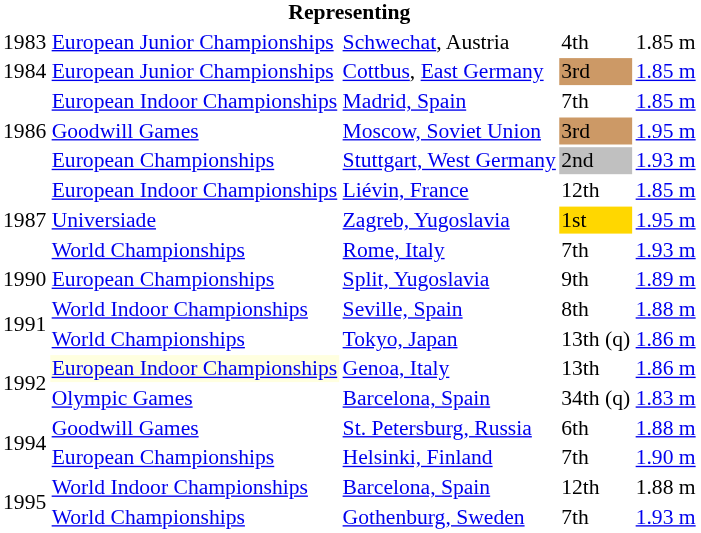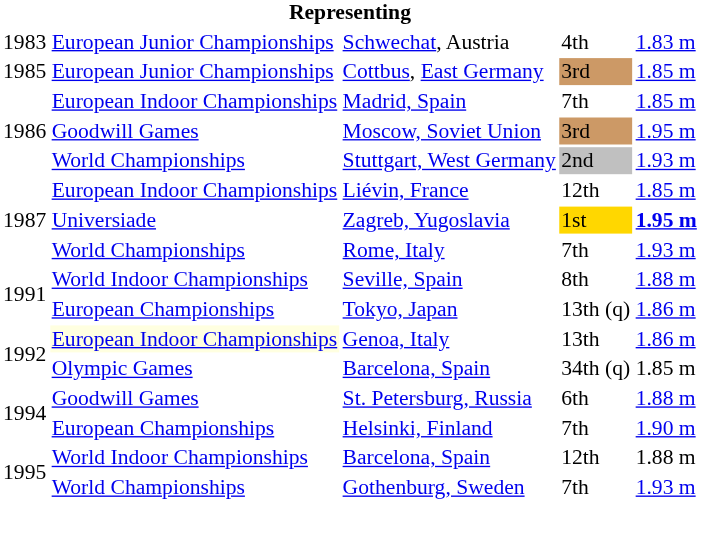(666, 41) 1.85 m -> (666, 41) 1.83 m
(25, 71) 1984 -> (25, 71) 1985
(163, 160) European Championships -> (148, 160) World Championships
(666, 219) normal -> (666, 219) bold
- row: (416, 279)
(148, 338) World Championships -> (163, 309) European Championships
(666, 398) 1.83 m -> (666, 368) 1.85 m
